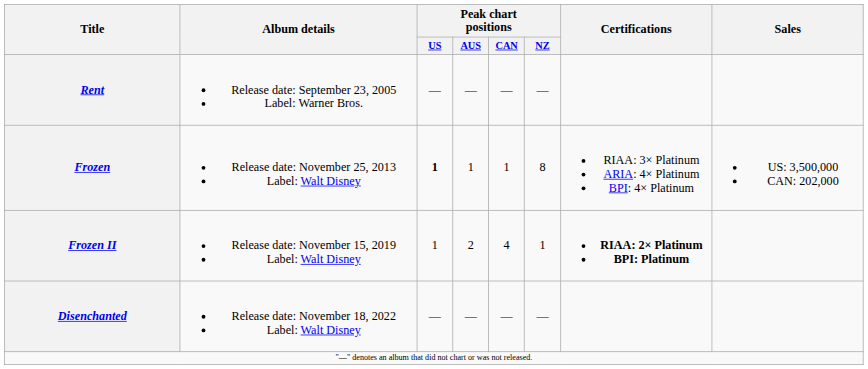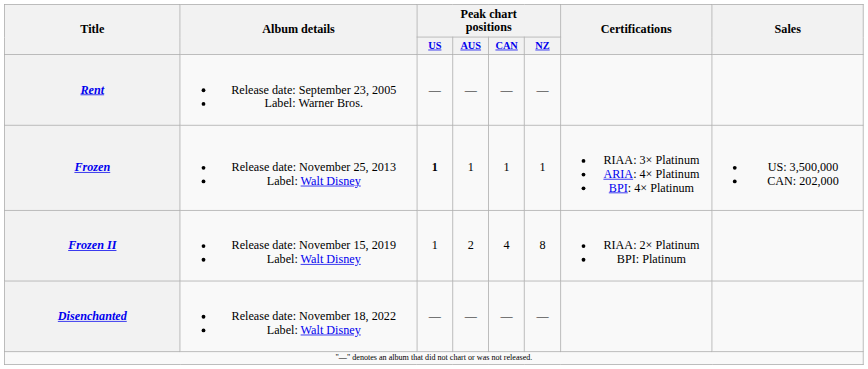(543, 167) 8 -> (543, 167) 1
(543, 245) 1 -> (543, 245) 8
(636, 252) bold -> (636, 252) normal
